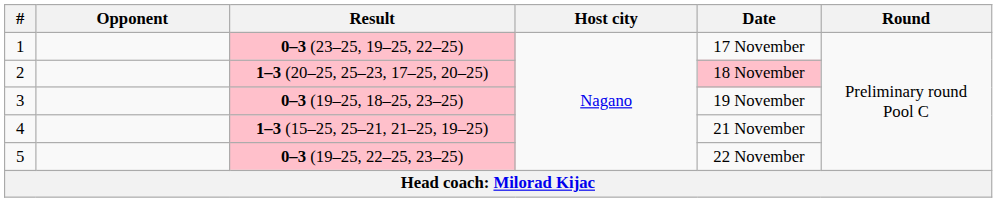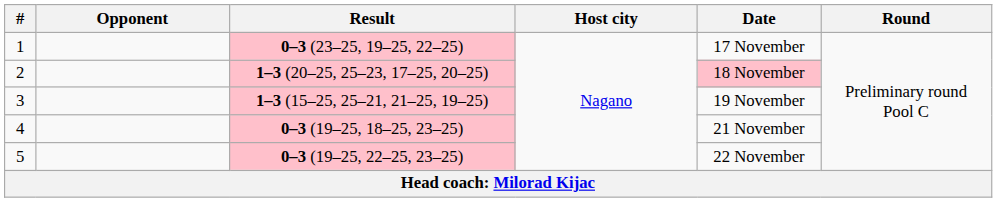(372, 101) 0–3 (19–25, 18–25, 23–25) -> (372, 101) 1–3 (15–25, 25–21, 21–25, 19–25)
(372, 128) 1–3 (15–25, 25–21, 21–25, 19–25) -> (372, 128) 0–3 (19–25, 18–25, 23–25)
